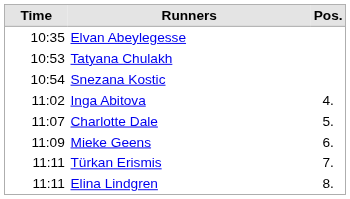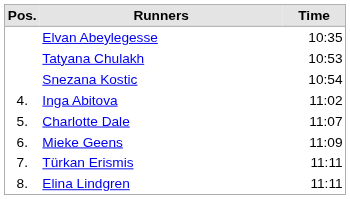columns swapped: (328, 15) <-> (36, 15)
